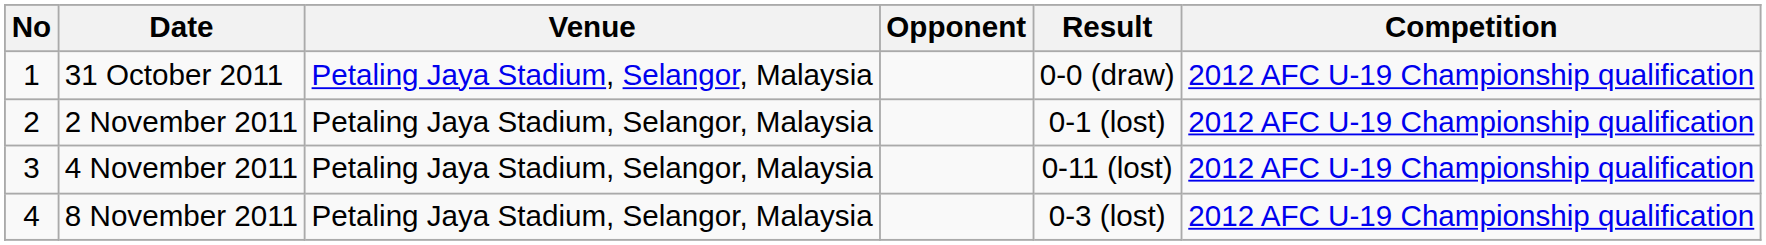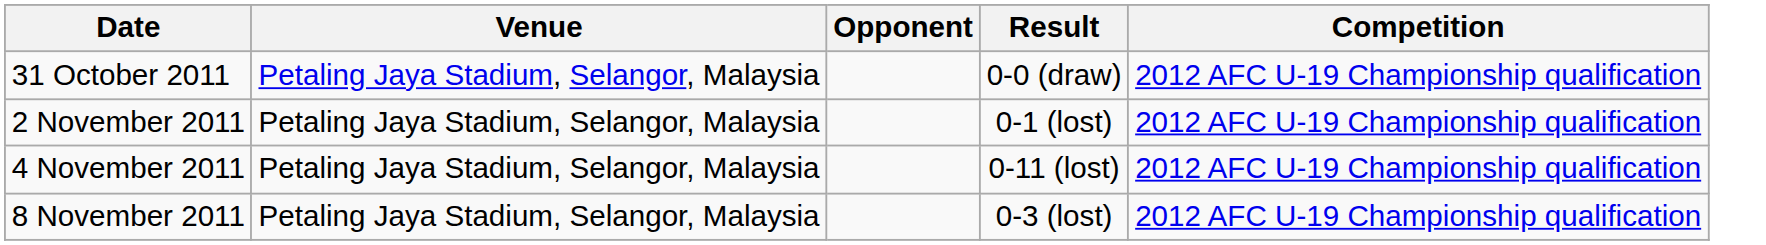- column: (31, 27)
